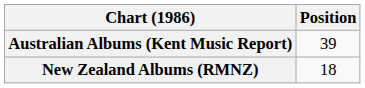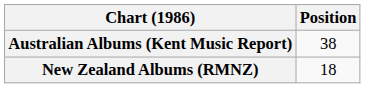(328, 43) 39 -> (328, 43) 38
